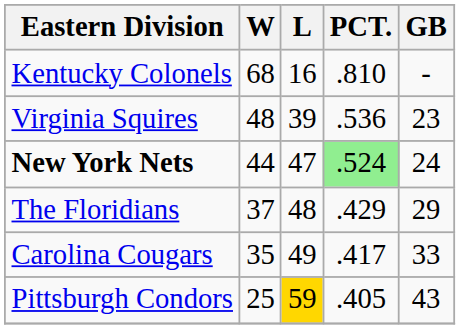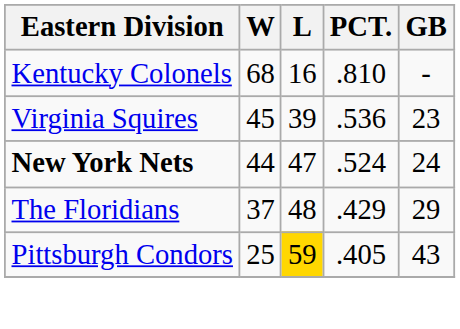(261, 118) 48 -> (261, 118) 45
(361, 163) lightgreen background -> (361, 163) no background
- row: (112, 254)
